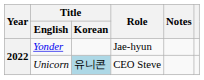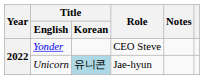(132, 47) Jae-hyun -> (137, 47) CEO Steve
(137, 65) CEO Steve -> (132, 65) Jae-hyun
